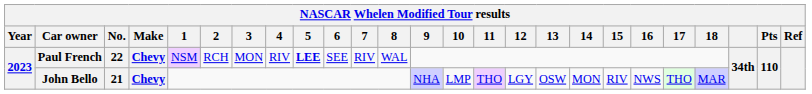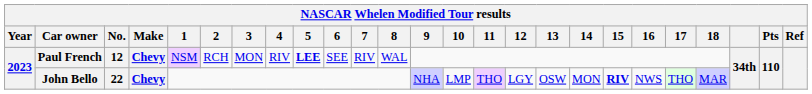(117, 57) 22 -> (117, 57) 12
(117, 78) 21 -> (117, 78) 22
(617, 78) normal -> (618, 78) bold
